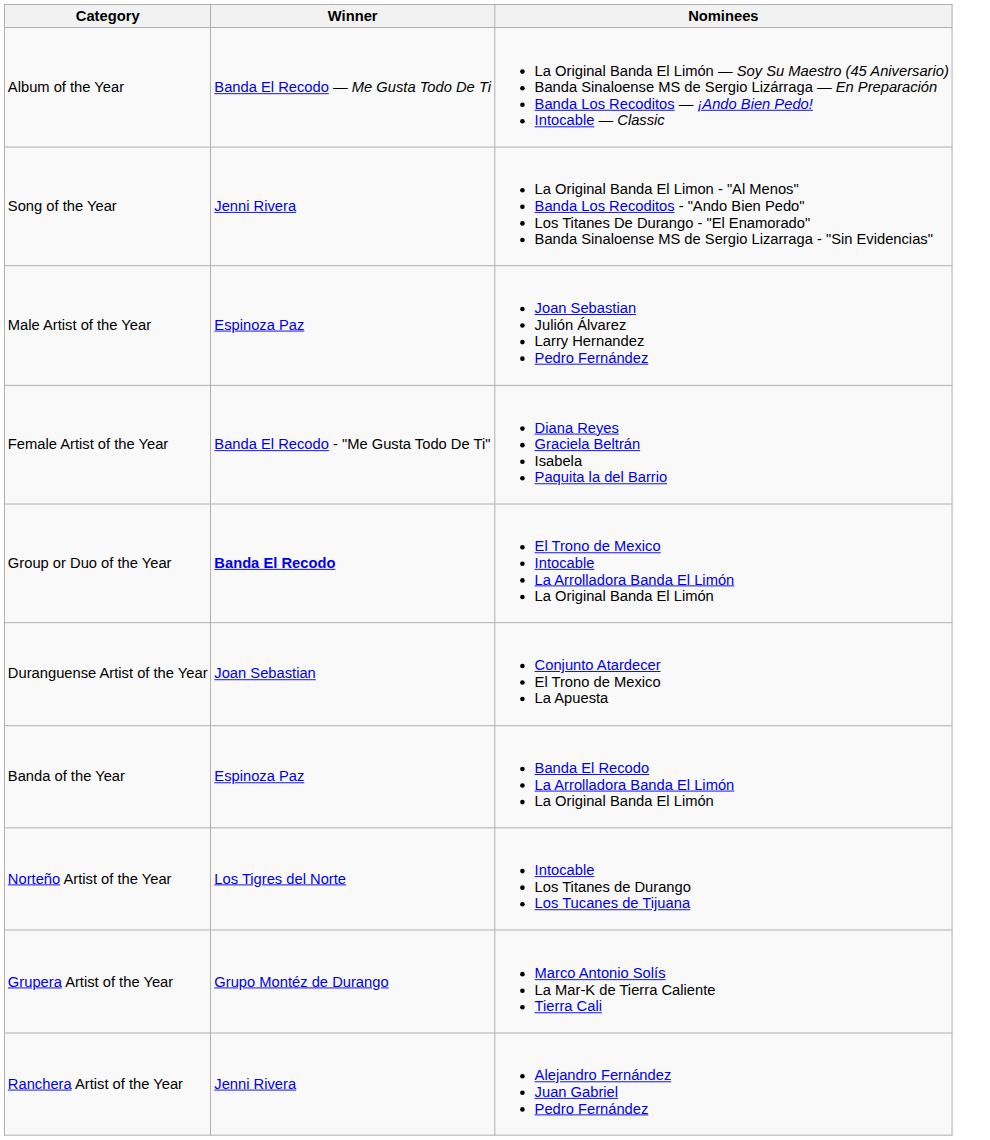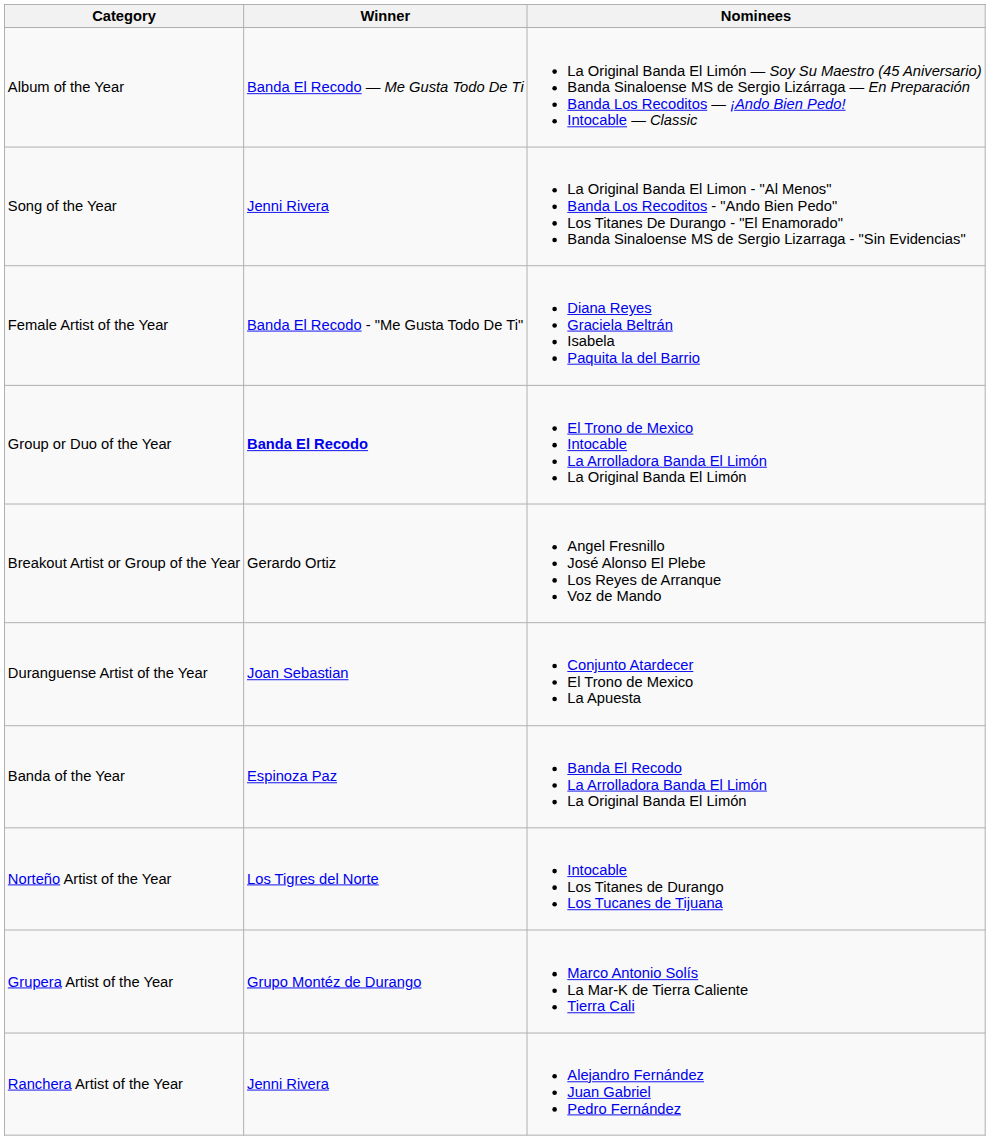- row: (79, 325)
+ row: (124, 563)
